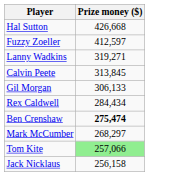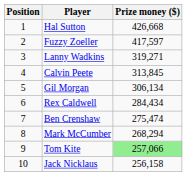+ column: (23, 12)
(110, 42) 412,597 -> (148, 42) 417,597
(110, 88) 306,133 -> (148, 88) 306,134
(110, 118) bold -> (148, 118) normal
(110, 133) 268,297 -> (148, 133) 268,294
